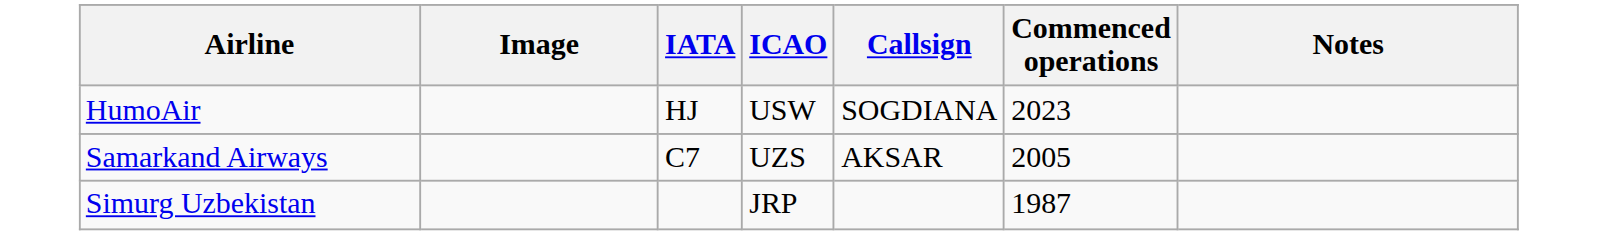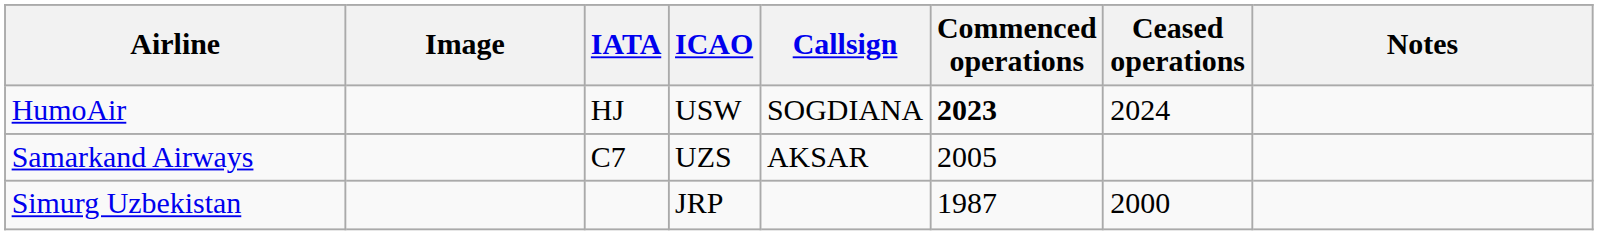+ column: (1178, 45)
(1041, 109) normal -> (967, 109) bold
